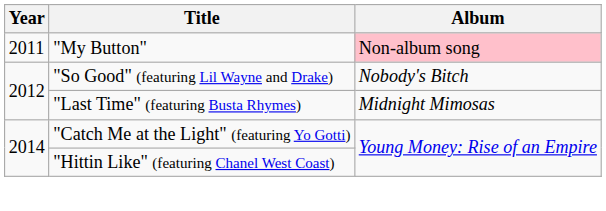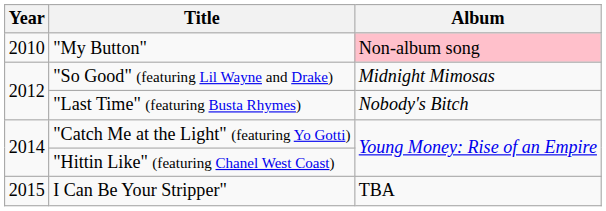(26, 47) 2011 -> (27, 47) 2010
(414, 76) Nobody's Bitch -> (427, 76) Midnight Mimosas
(427, 104) Midnight Mimosas -> (414, 104) Nobody's Bitch
+ row: (140, 190)
